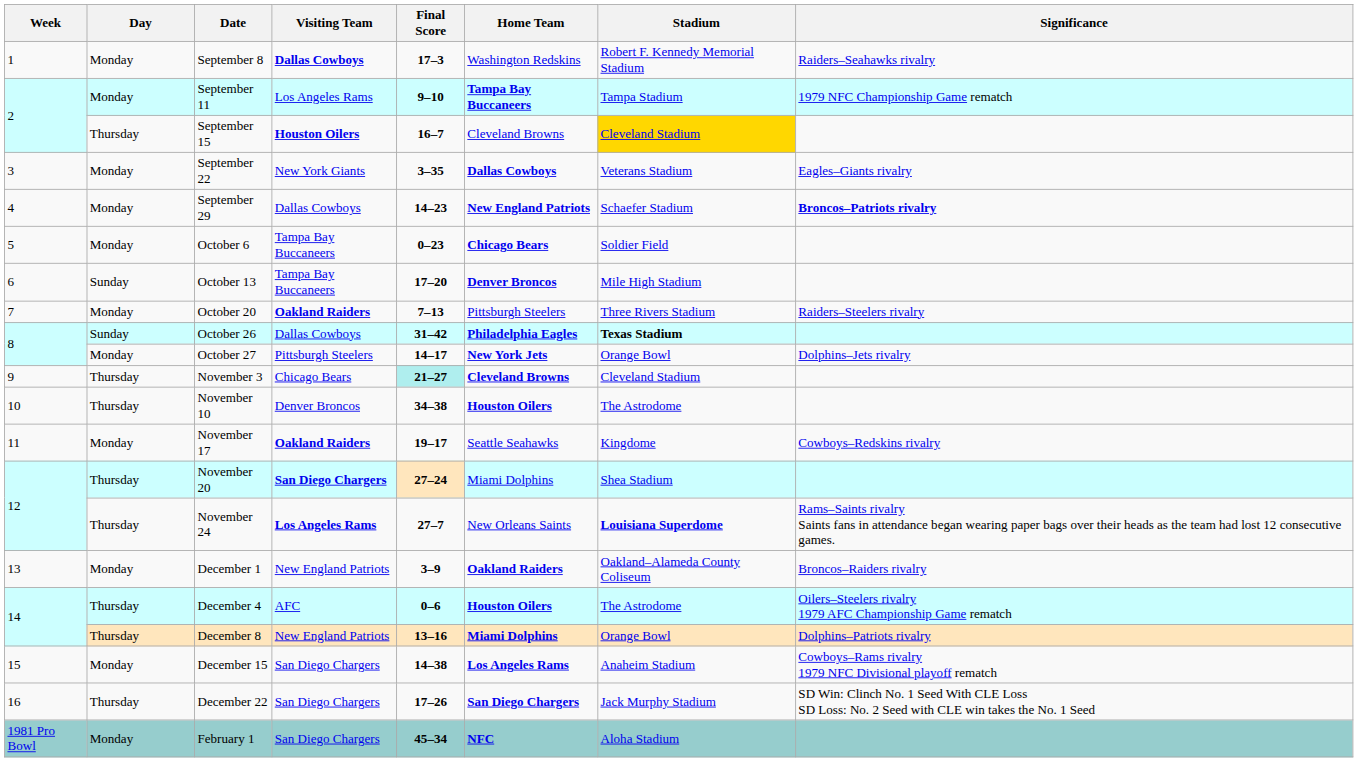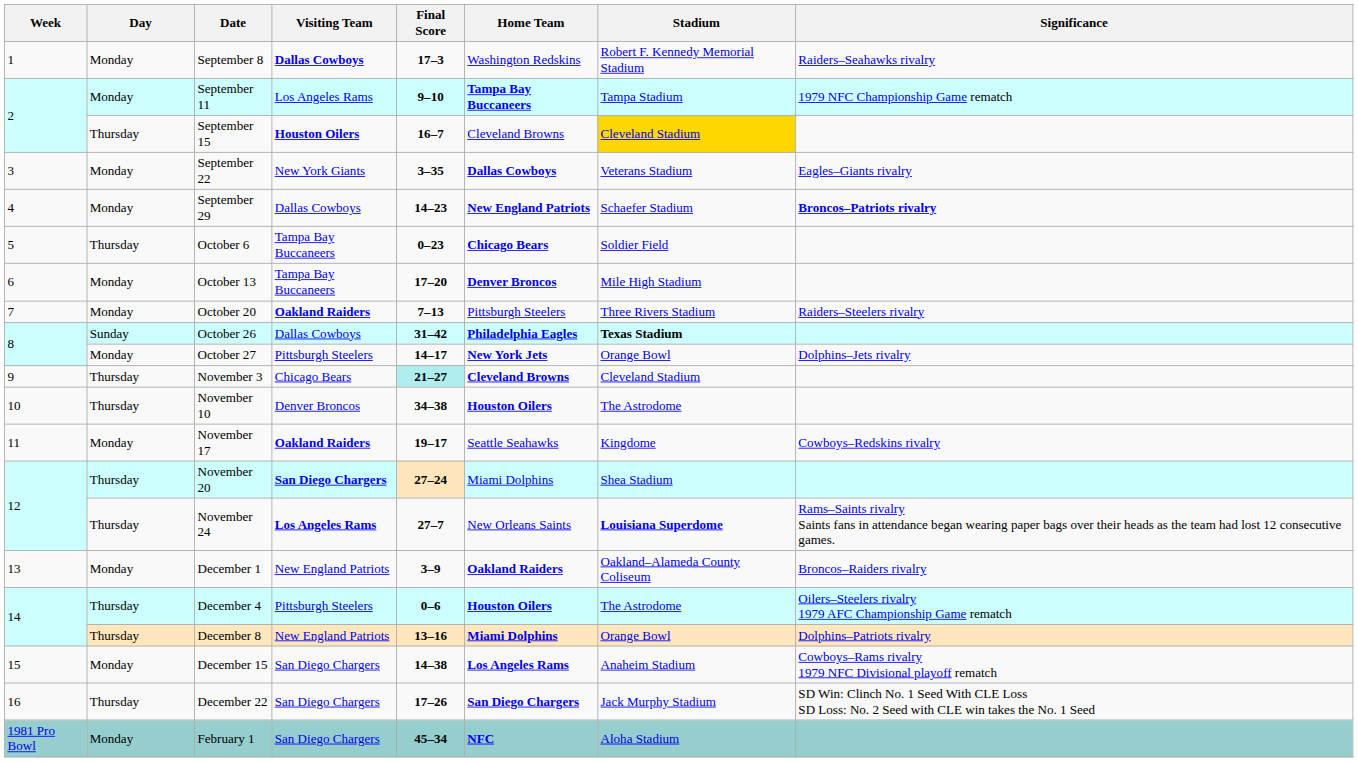(111, 245) Monday -> (114, 245) Thursday
(109, 282) Sunday -> (111, 282) Monday
(287, 606) AFC -> (324, 606) Pittsburgh Steelers
